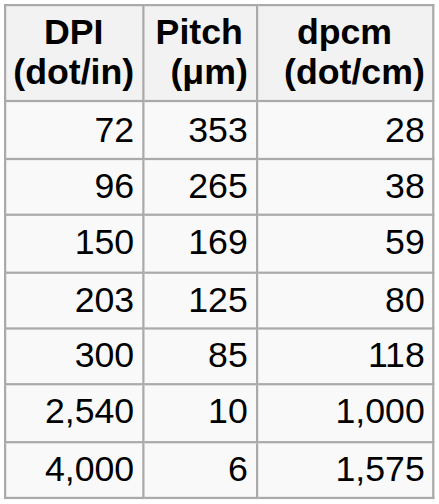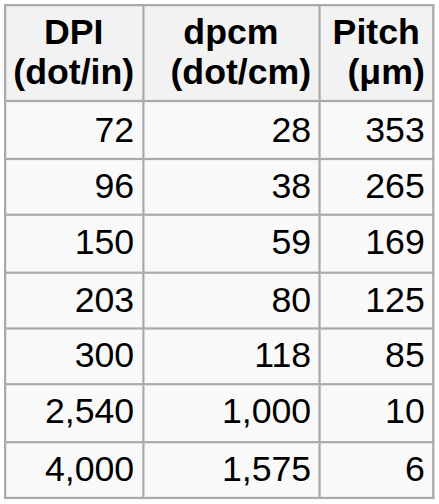columns swapped: (345, 52) <-> (199, 52)
